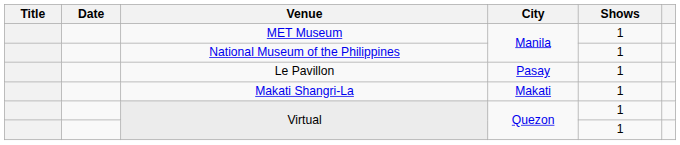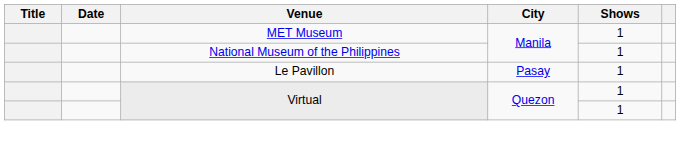- row: (305, 91)
